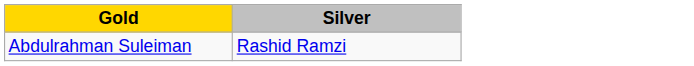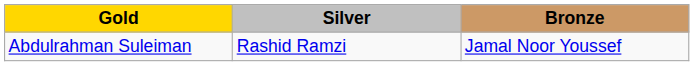+ column: (575, 18)
